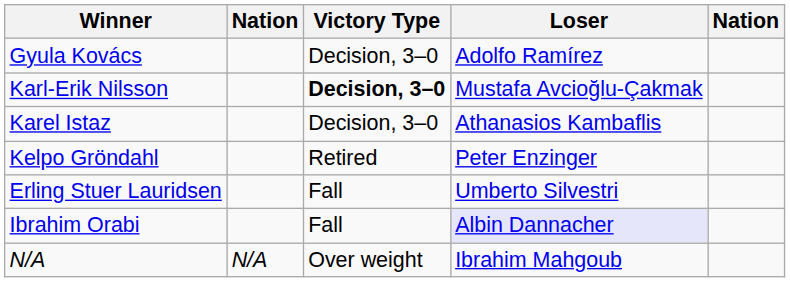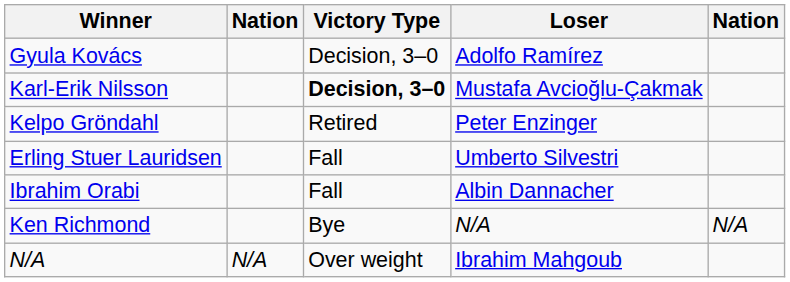- row: (60, 123)
(534, 225) lavender background -> (534, 191) no background
+ row: (80, 225)
